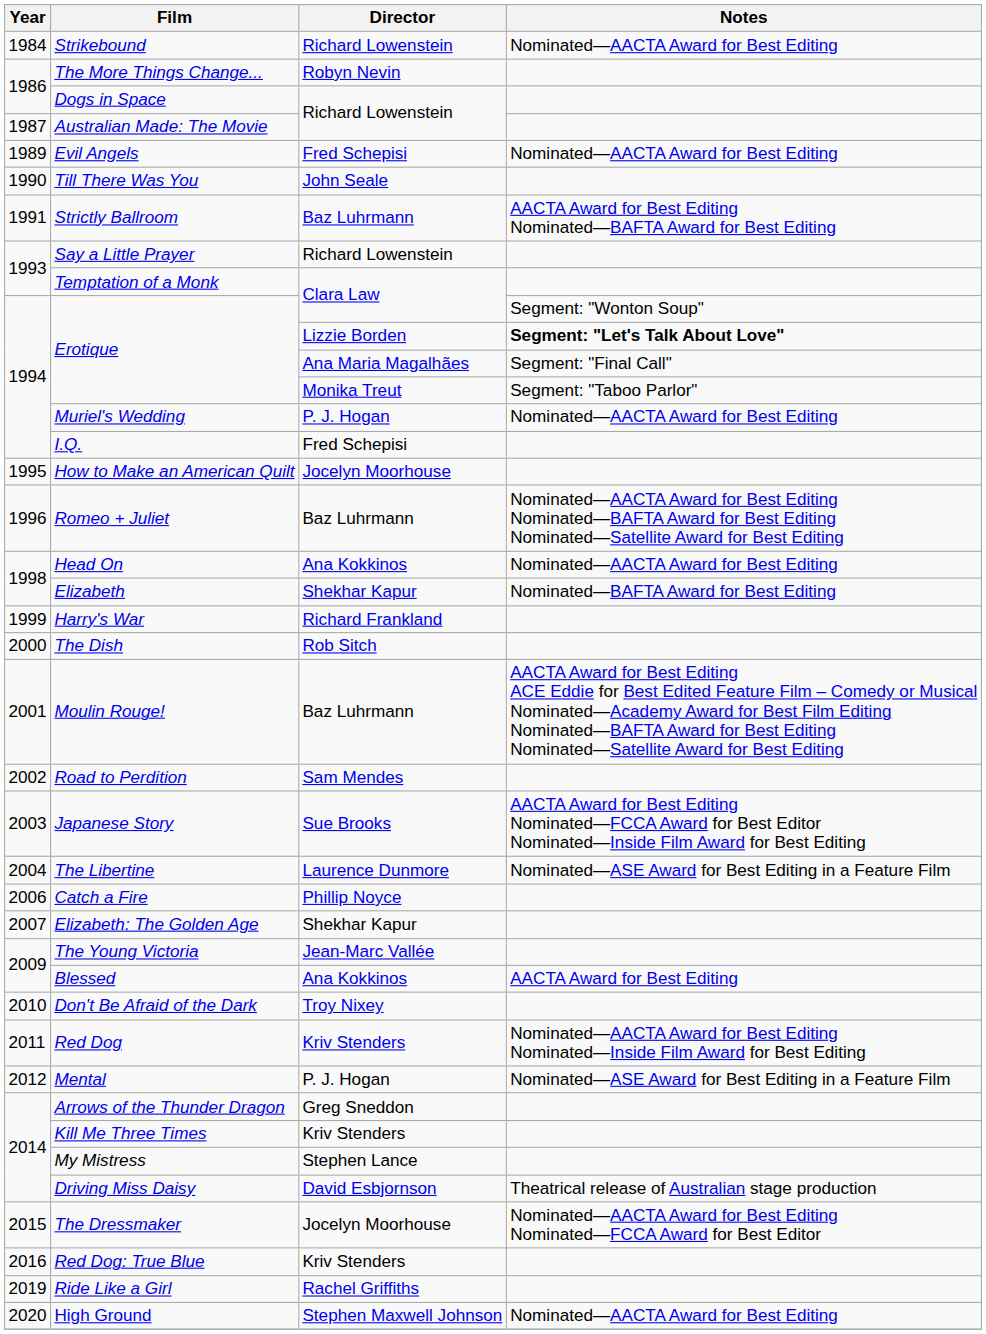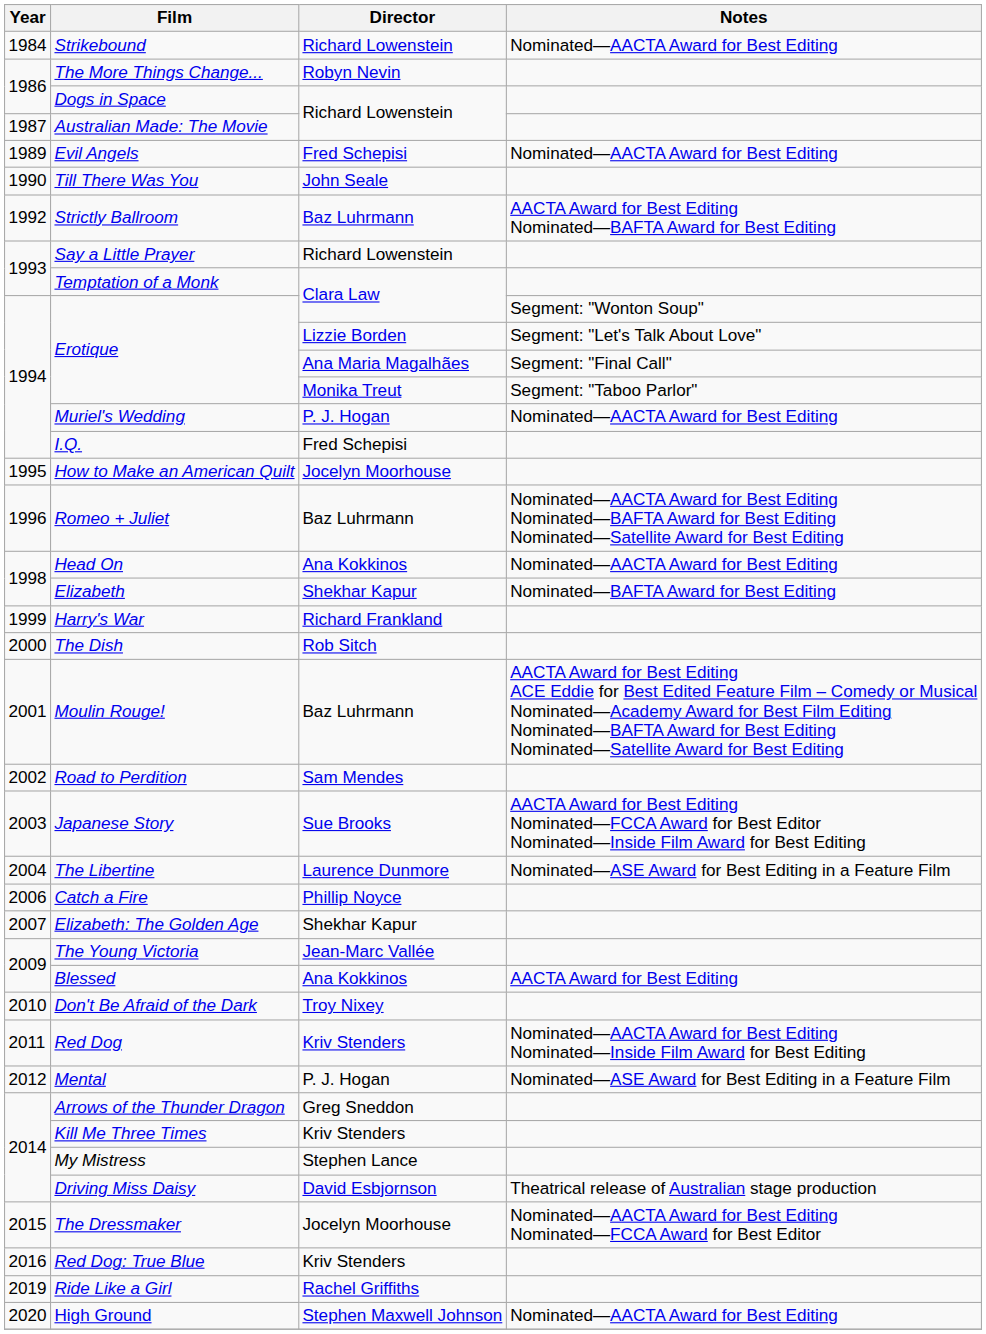(28, 217) 1991 -> (28, 217) 1992
(647, 335) bold -> (636, 335) normal
